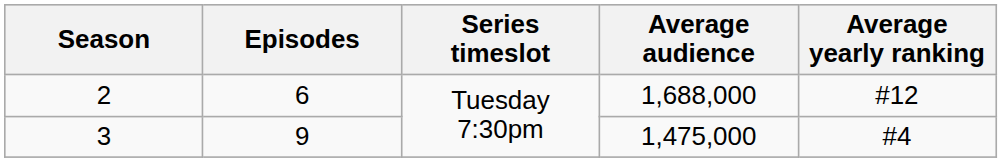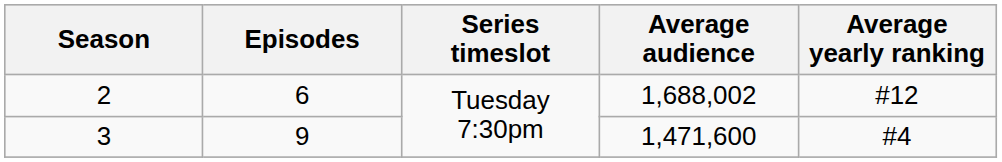(699, 95) 1,688,000 -> (699, 95) 1,688,002
(699, 136) 1,475,000 -> (699, 136) 1,471,600
